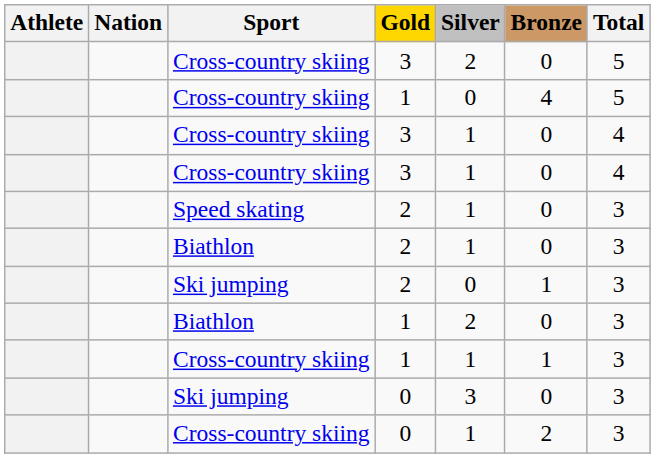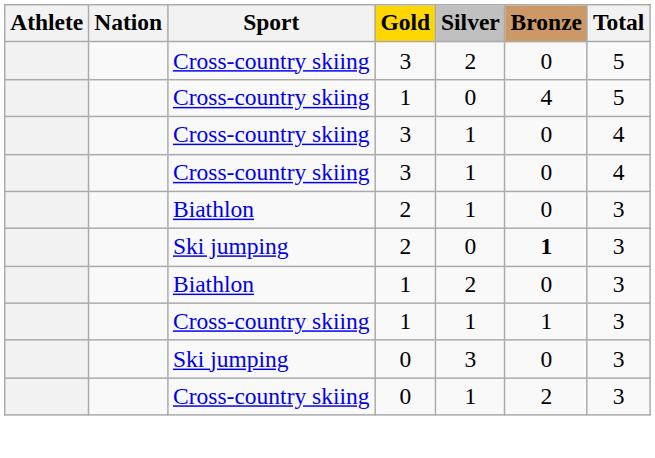- row: (239, 209)
(546, 284) normal -> (546, 246) bold
